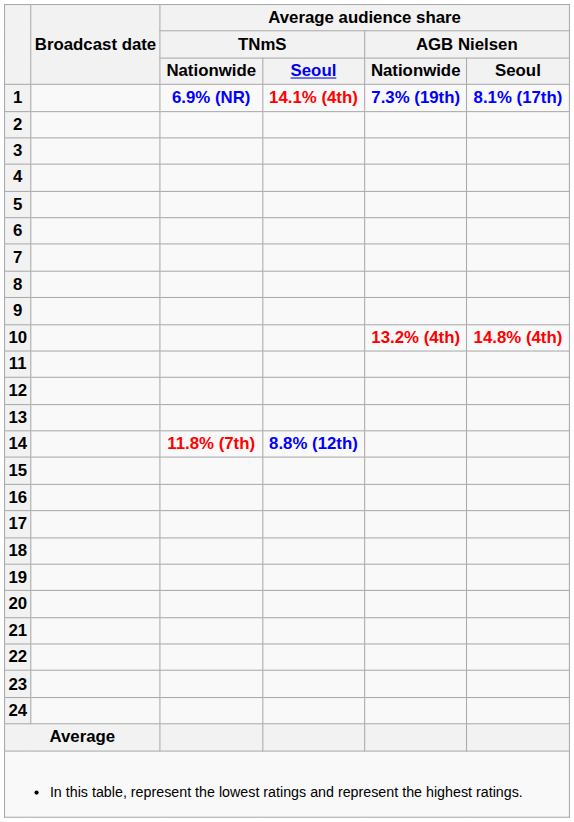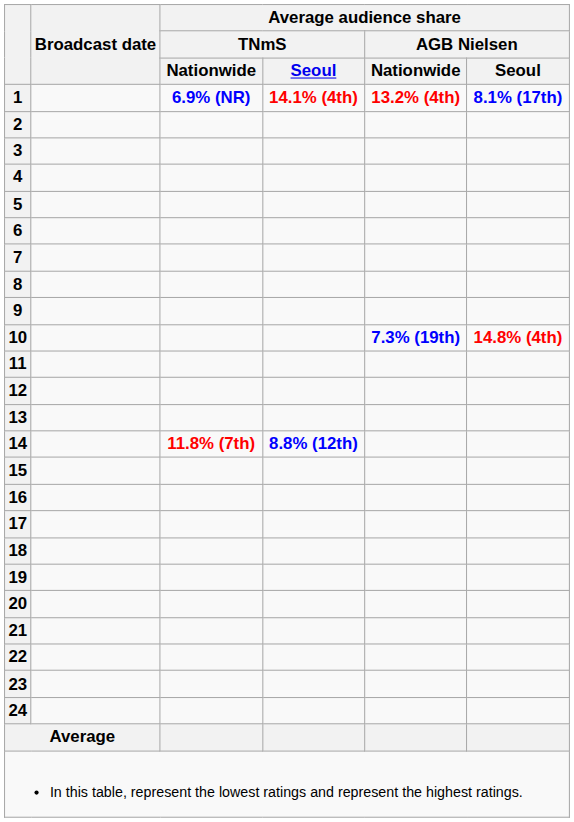(416, 97) 7.3% (19th) -> (416, 97) 13.2% (4th)
(416, 337) 13.2% (4th) -> (416, 337) 7.3% (19th)
